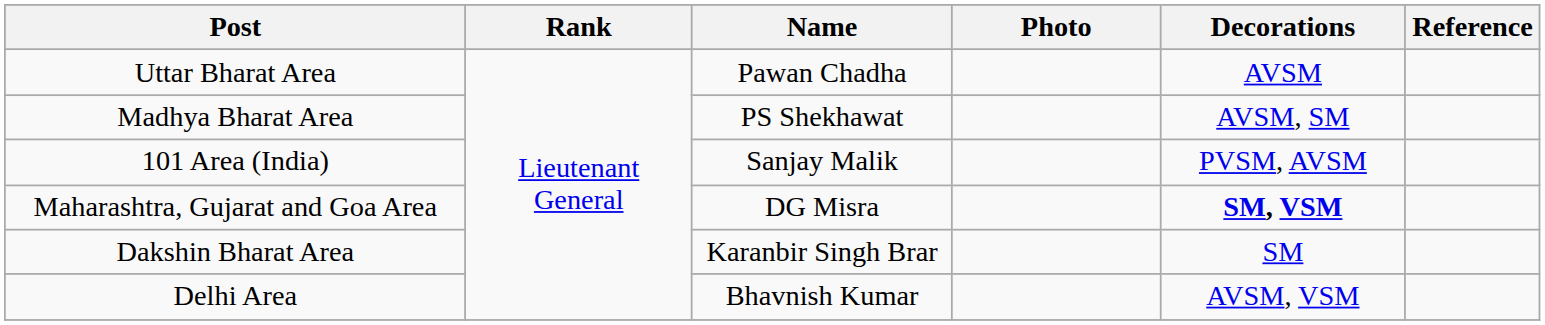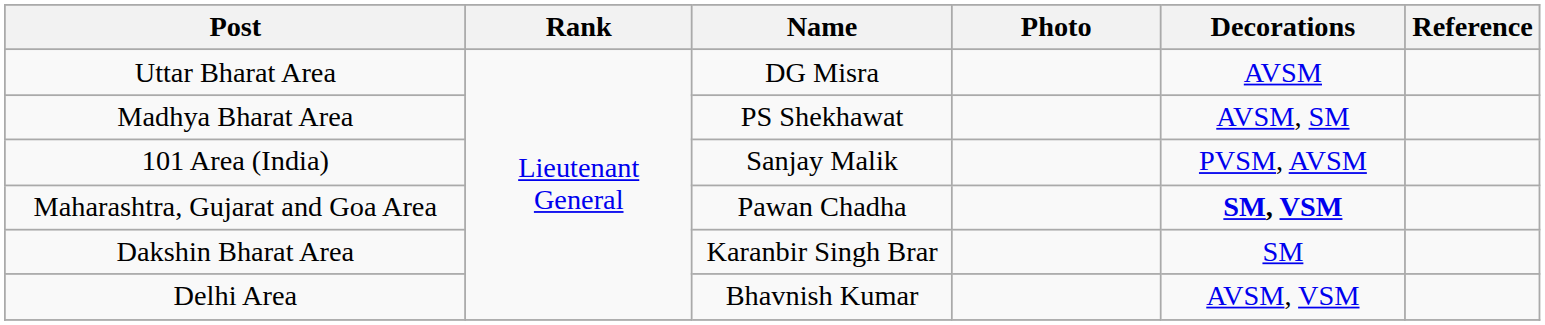(822, 71) Pawan Chadha -> (822, 71) DG Misra
(822, 206) DG Misra -> (822, 206) Pawan Chadha
